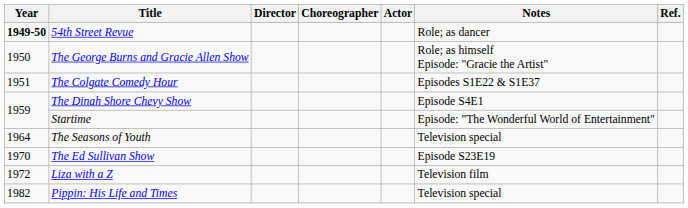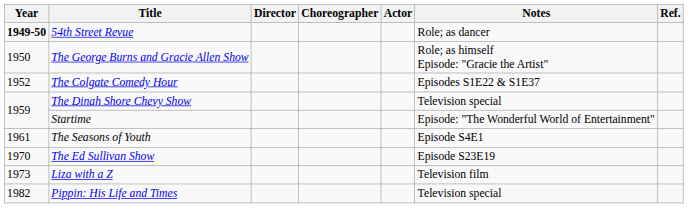(19, 82) 1951 -> (19, 82) 1952
(451, 100) Episode S4E1 -> (460, 100) Television special
(19, 138) 1964 -> (19, 138) 1961
(460, 138) Television special -> (451, 138) Episode S4E1
(19, 175) 1972 -> (19, 175) 1973
